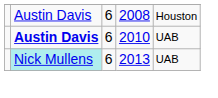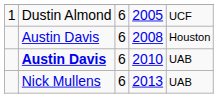+ row: (148, 15)
(54, 59) paleturquoise background -> (61, 81) no background
